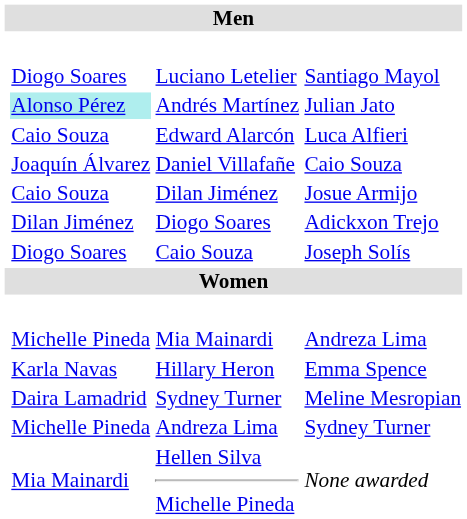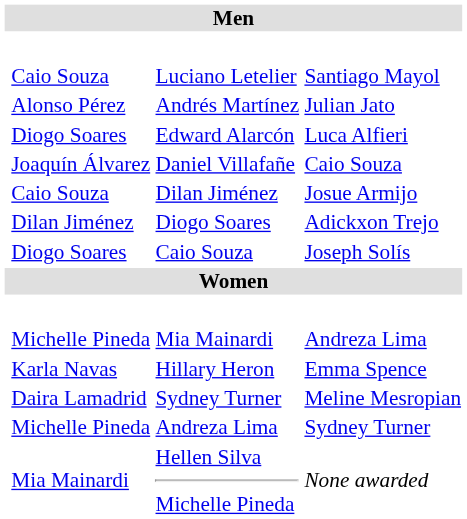(69, 76) Diogo Soares -> (60, 76) Caio Souza
(68, 105) paleturquoise background -> (68, 105) no background
(60, 134) Caio Souza -> (69, 134) Diogo Soares
